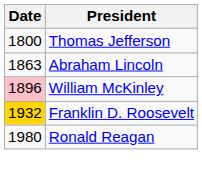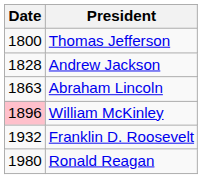+ row: (105, 64)
(25, 112) gold background -> (25, 137) no background
